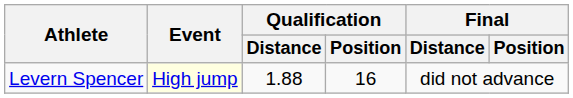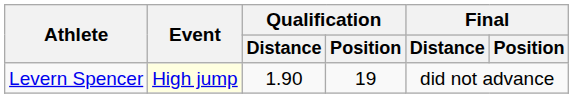(284, 78) 1.88 -> (284, 78) 1.90
(366, 78) 16 -> (366, 78) 19
